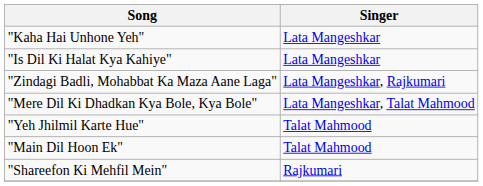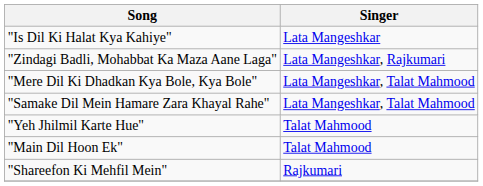- row: (76, 37)
+ row: (139, 103)
